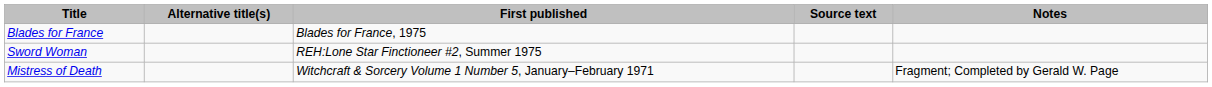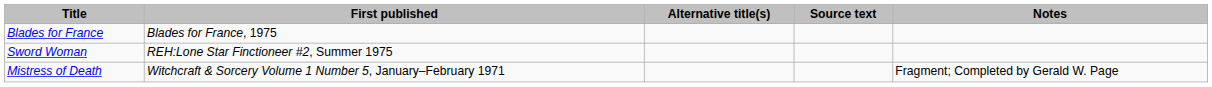columns swapped: (544, 14) <-> (219, 14)
